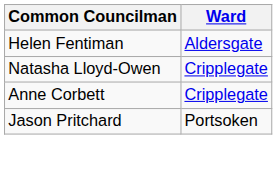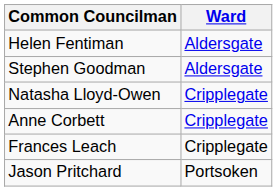+ row: (77, 69)
+ row: (62, 146)
